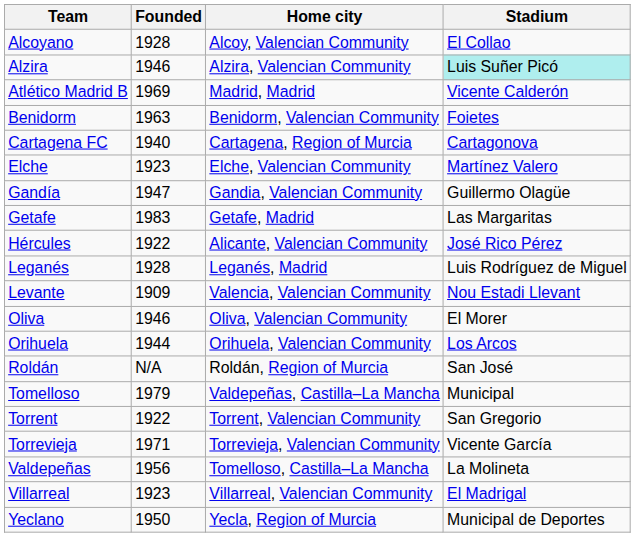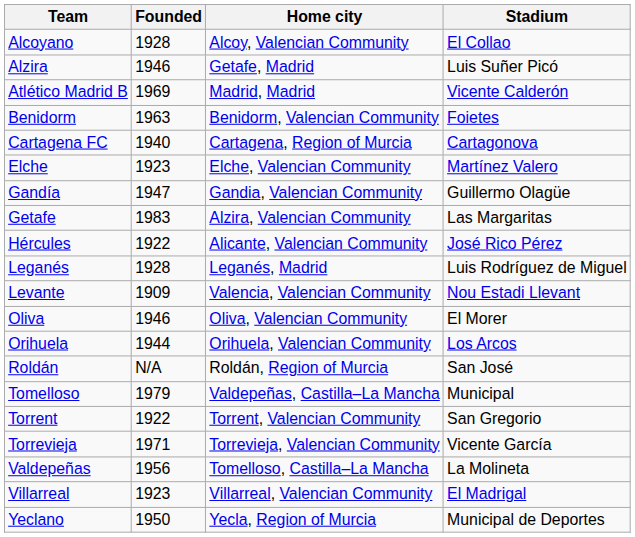(310, 67) Alzira, Valencian Community -> (262, 67) Getafe, Madrid
(503, 67) paleturquoise background -> (503, 67) no background
(262, 218) Getafe, Madrid -> (310, 218) Alzira, Valencian Community
